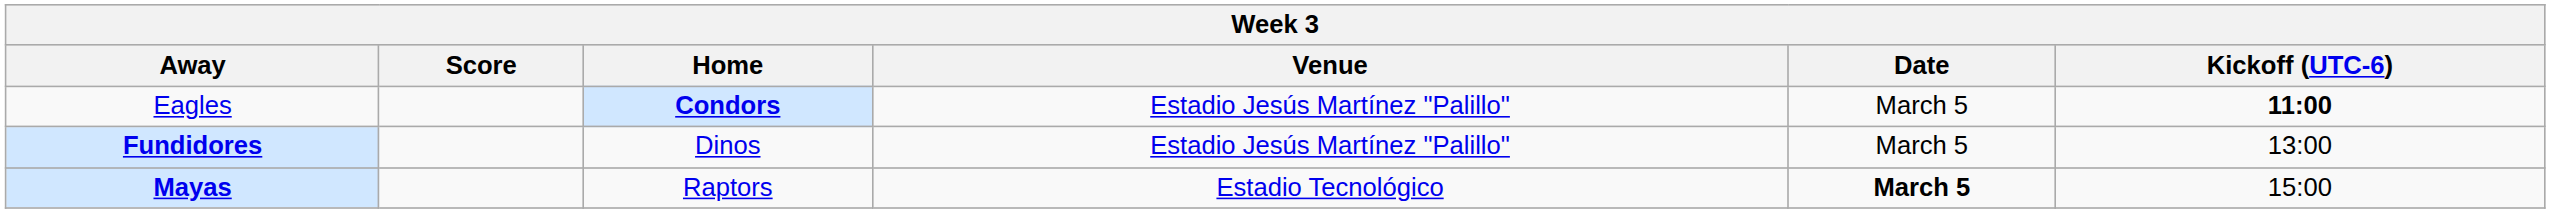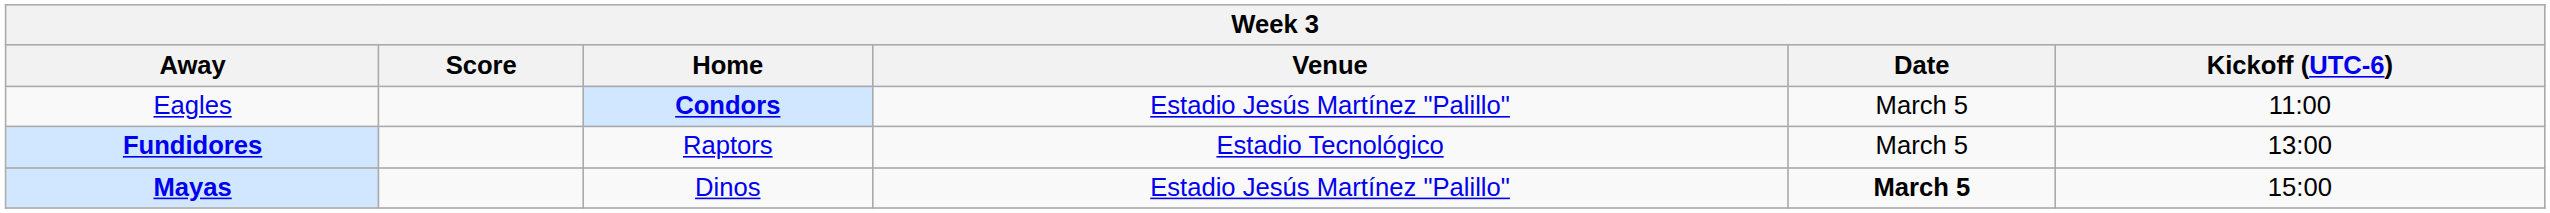(2300, 106) bold -> (2300, 106) normal
(728, 146) Dinos -> (728, 146) Raptors
(1330, 146) Estadio Jesús Martínez "Palillo" -> (1330, 146) Estadio Tecnológico
(728, 187) Raptors -> (728, 187) Dinos
(1330, 187) Estadio Tecnológico -> (1330, 187) Estadio Jesús Martínez "Palillo"
